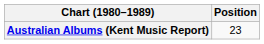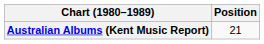(235, 30) 23 -> (235, 30) 21
